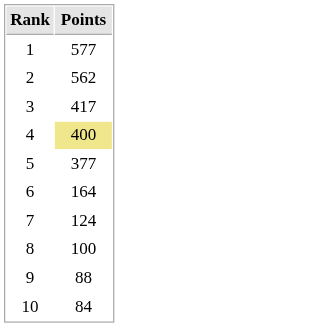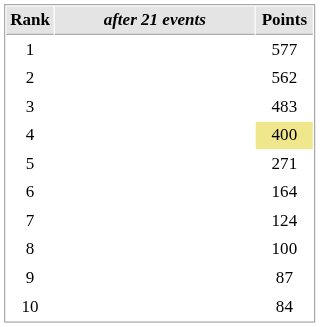+ column: (155, 19)
(83, 106) 417 -> (284, 106) 483
(83, 163) 377 -> (284, 163) 271
(83, 277) 88 -> (284, 277) 87
